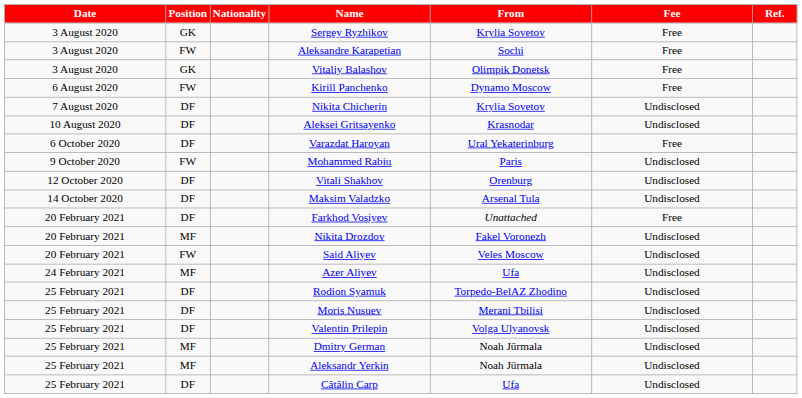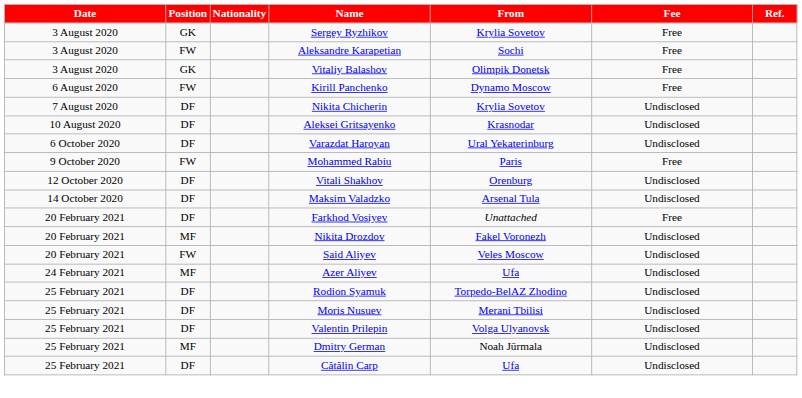(672, 143) Free -> (672, 143) Undisclosed
(672, 162) Undisclosed -> (672, 162) Free
- row: (349, 366)
